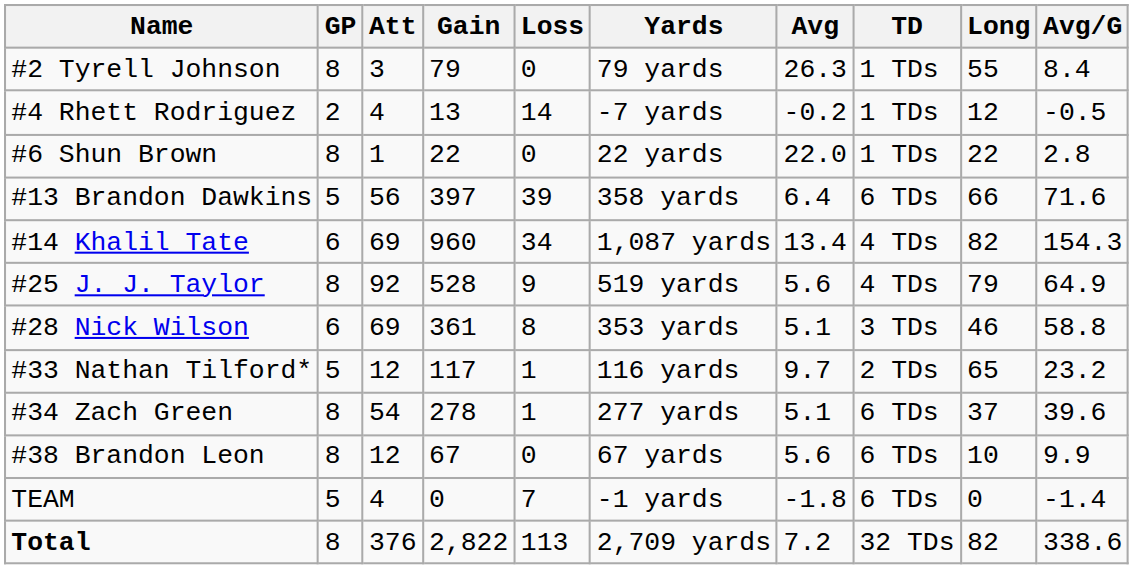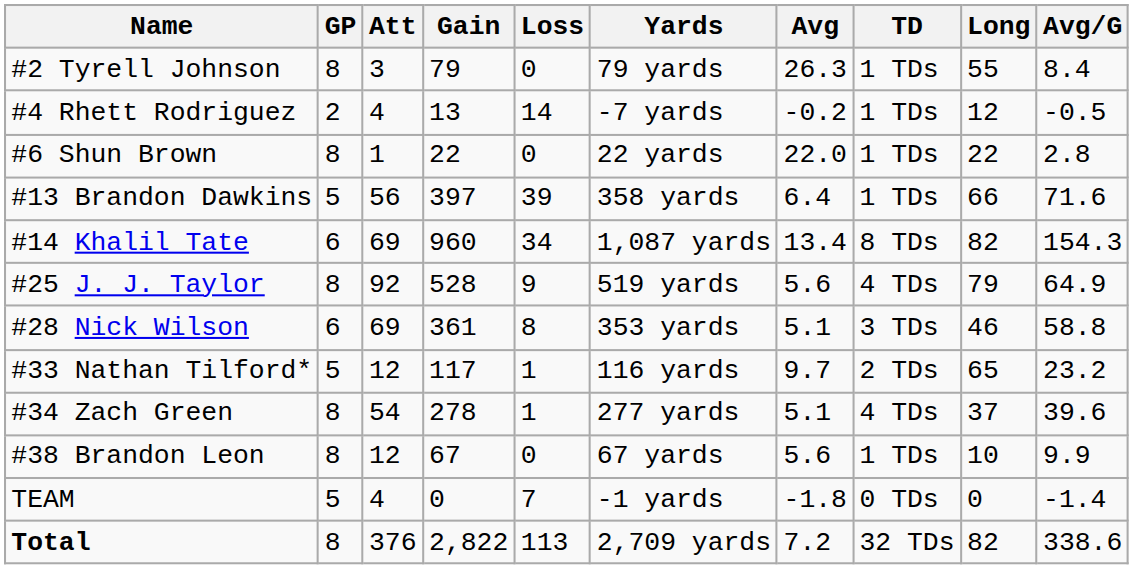(899, 199) 6 TDs -> (899, 199) 1 TDs
(899, 242) 4 TDs -> (899, 242) 8 TDs
(899, 414) 6 TDs -> (899, 414) 4 TDs
(899, 457) 6 TDs -> (899, 457) 1 TDs
(899, 500) 6 TDs -> (899, 500) 0 TDs
